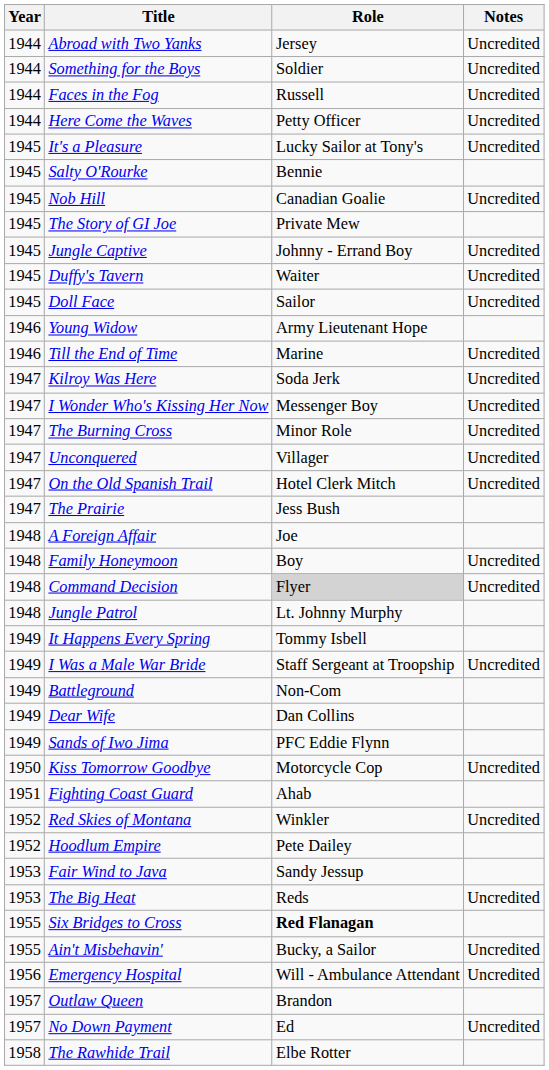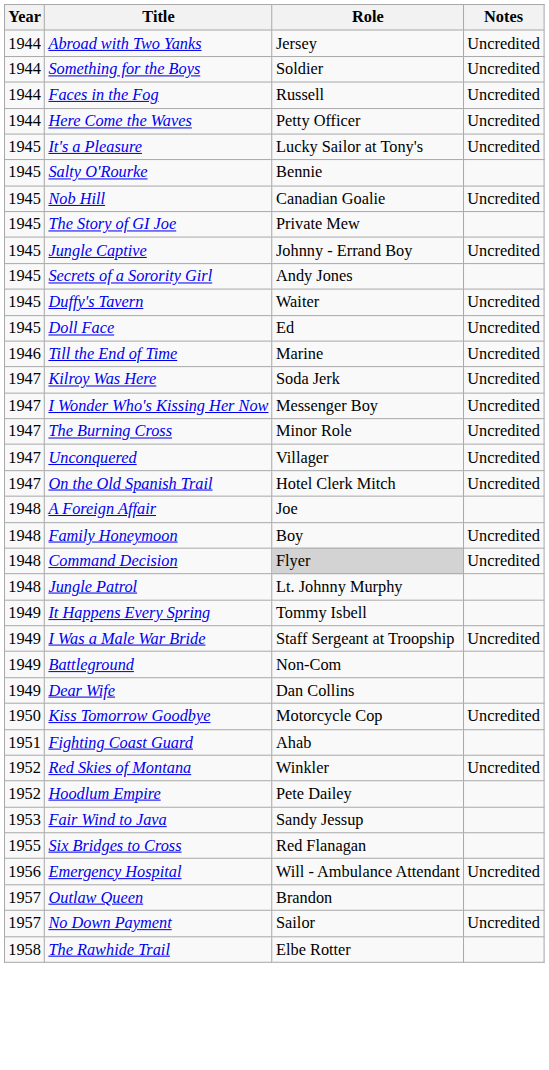+ row: (130, 276)
(295, 302) Sailor -> (285, 328) Ed
- row: (93, 328)
- row: (86, 509)
- row: (109, 742)
- row: (92, 897)
(325, 923) bold -> (321, 845) normal
- row: (106, 949)
(285, 1026) Ed -> (295, 923) Sailor
